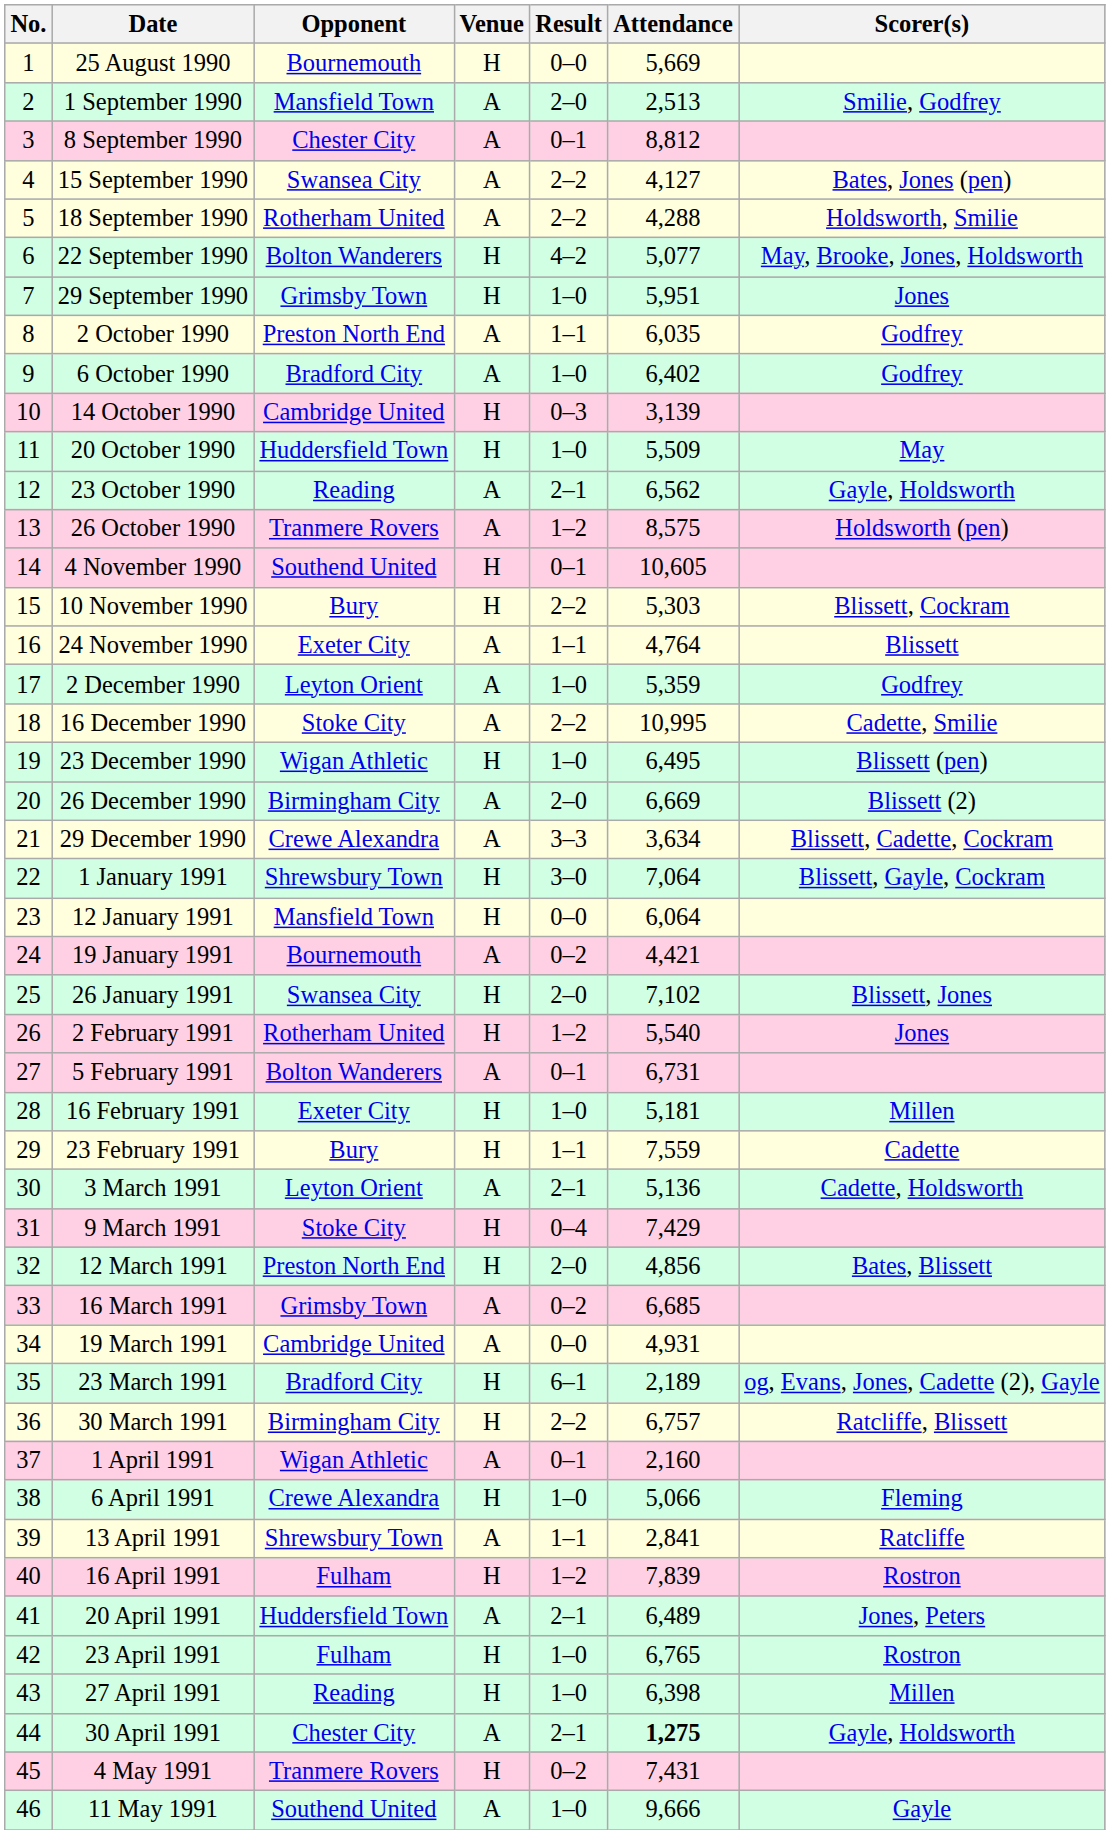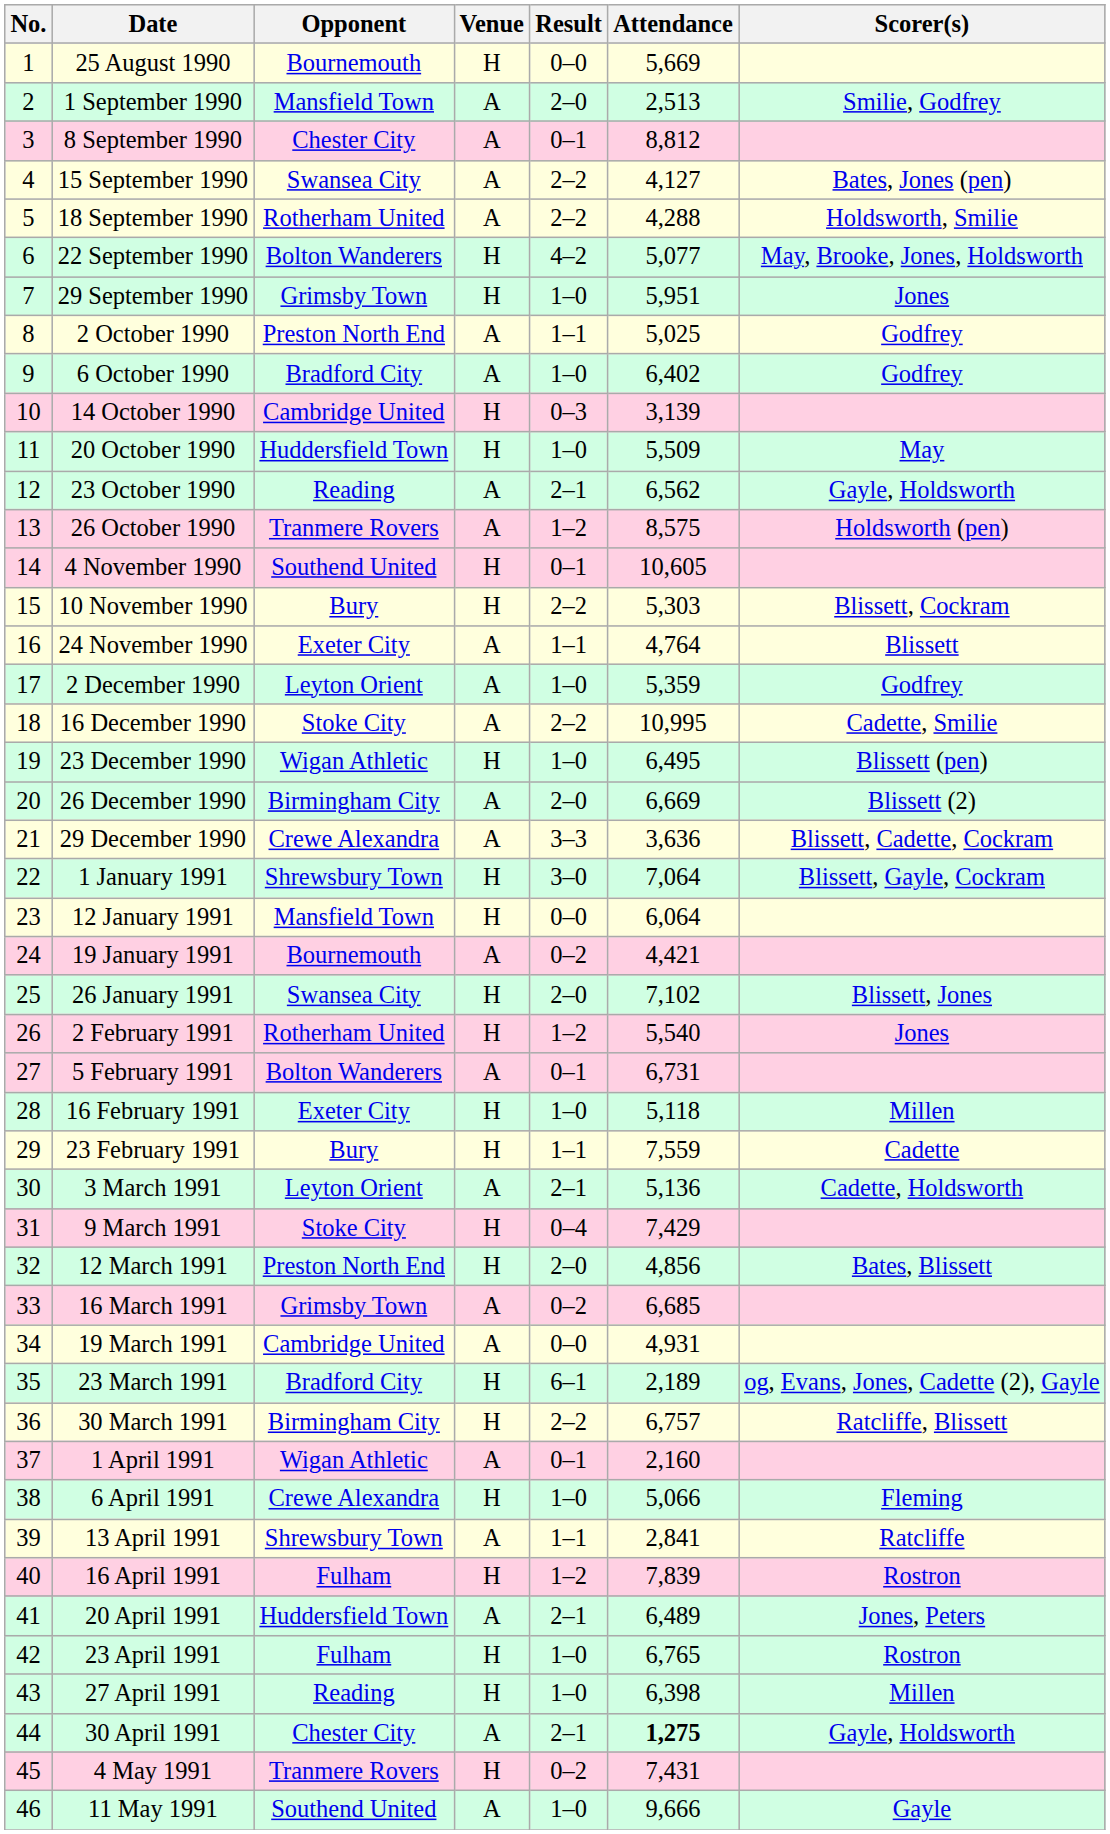(673, 334) 6,035 -> (673, 334) 5,025
(673, 839) 3,634 -> (673, 839) 3,636
(673, 1110) 5,181 -> (673, 1110) 5,118
